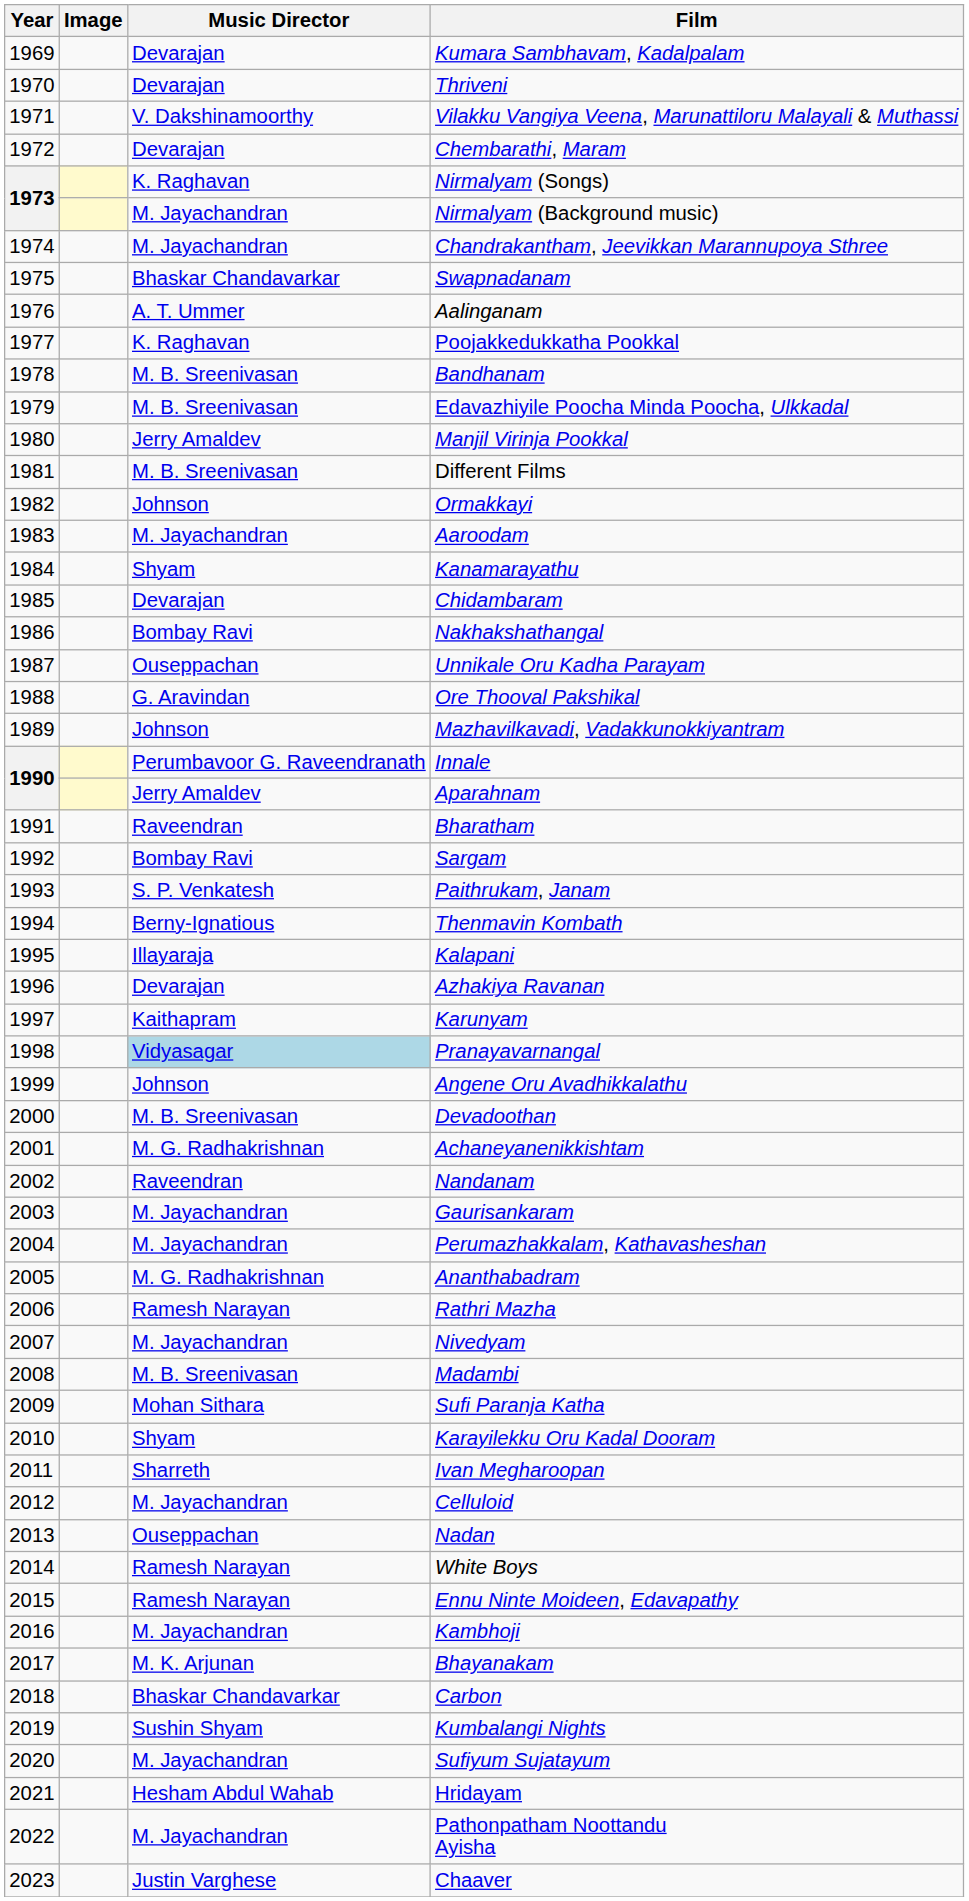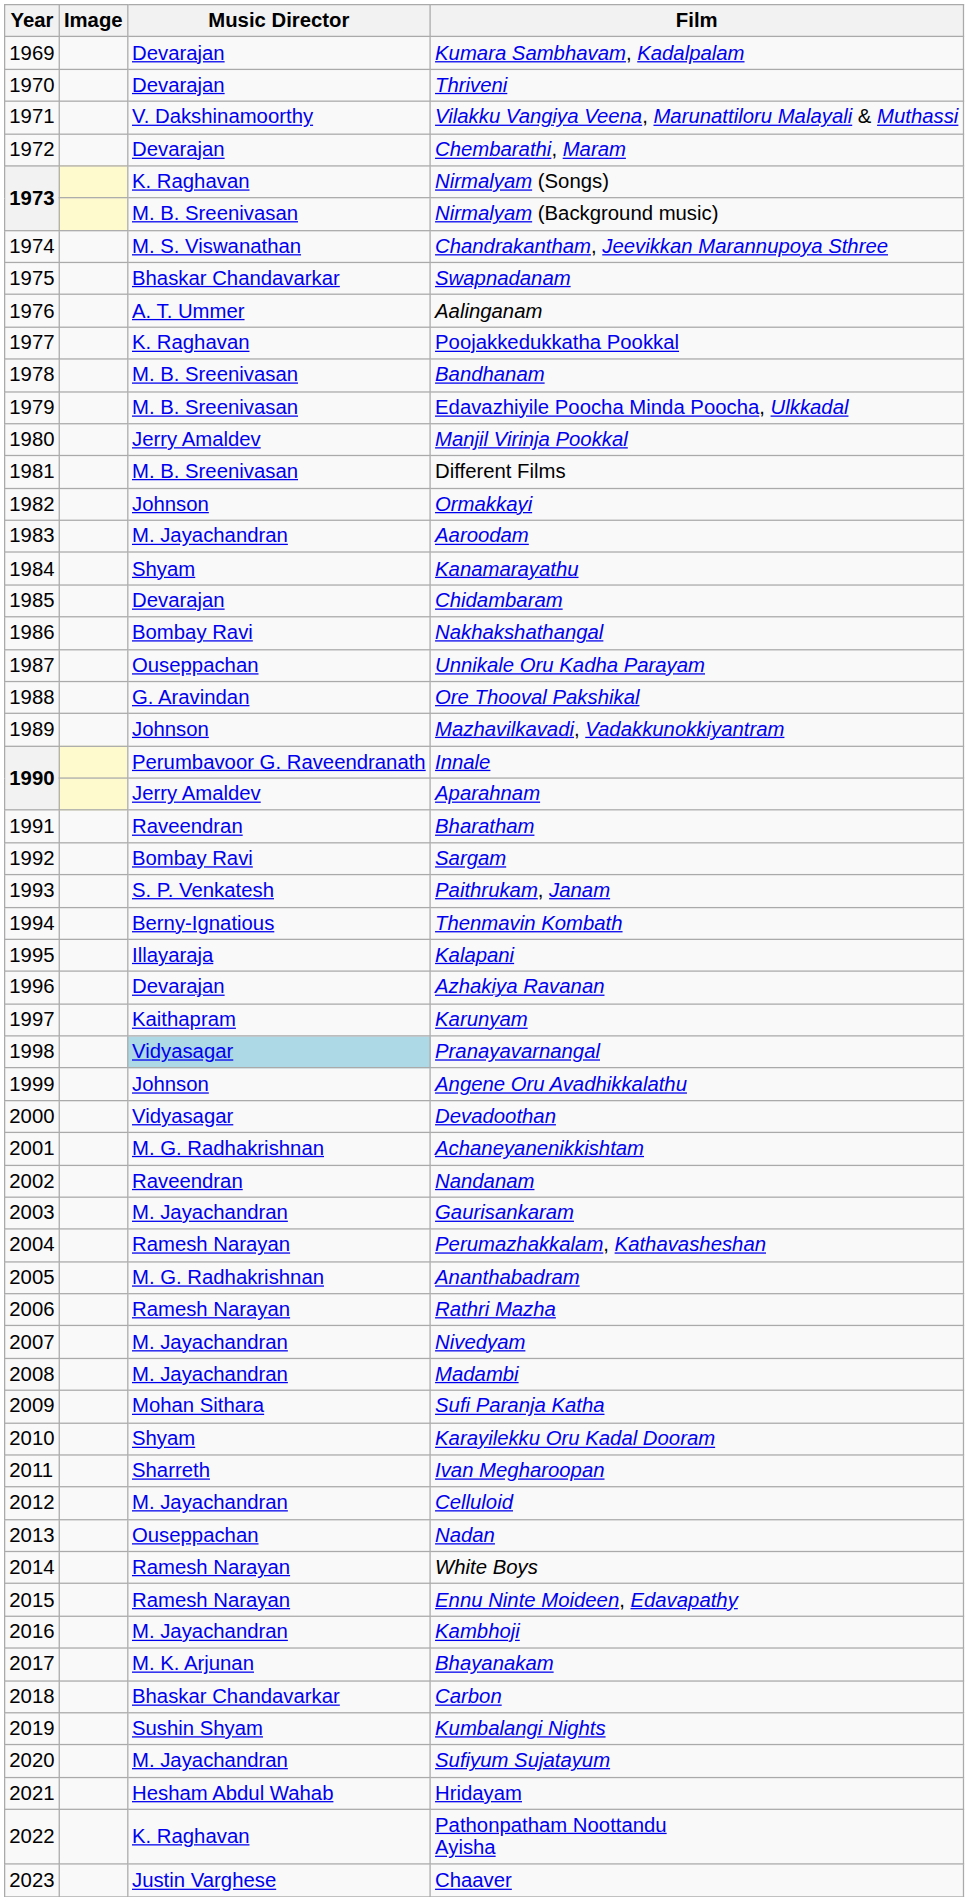(210, 213) M. Jayachandran -> (215, 213) M. B. Sreenivasan
(210, 246) M. Jayachandran -> (217, 246) M. S. Viswanathan
(215, 1116) M. B. Sreenivasan -> (183, 1116) Vidyasagar
(210, 1245) M. Jayachandran -> (211, 1245) Ramesh Narayan
(215, 1374) M. B. Sreenivasan -> (210, 1374) M. Jayachandran
(210, 1836) M. Jayachandran -> (191, 1836) K. Raghavan
